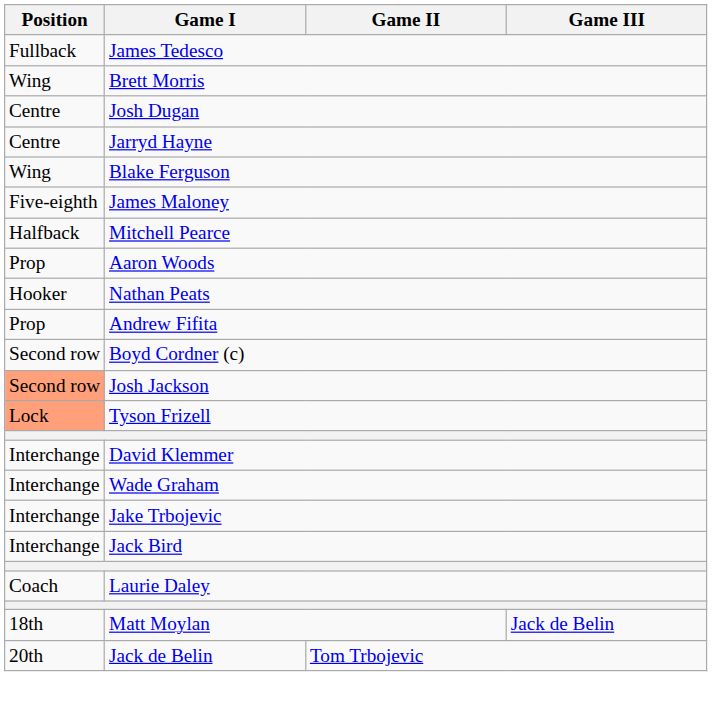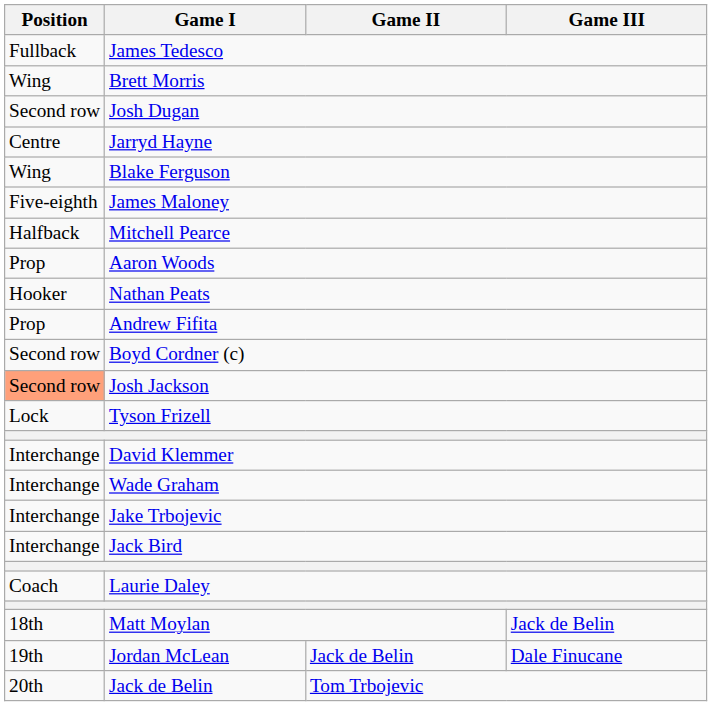(35, 111) Centre -> (55, 111) Second row
(29, 415) lightsalmon background -> (29, 415) no background
+ row: (169, 655)
